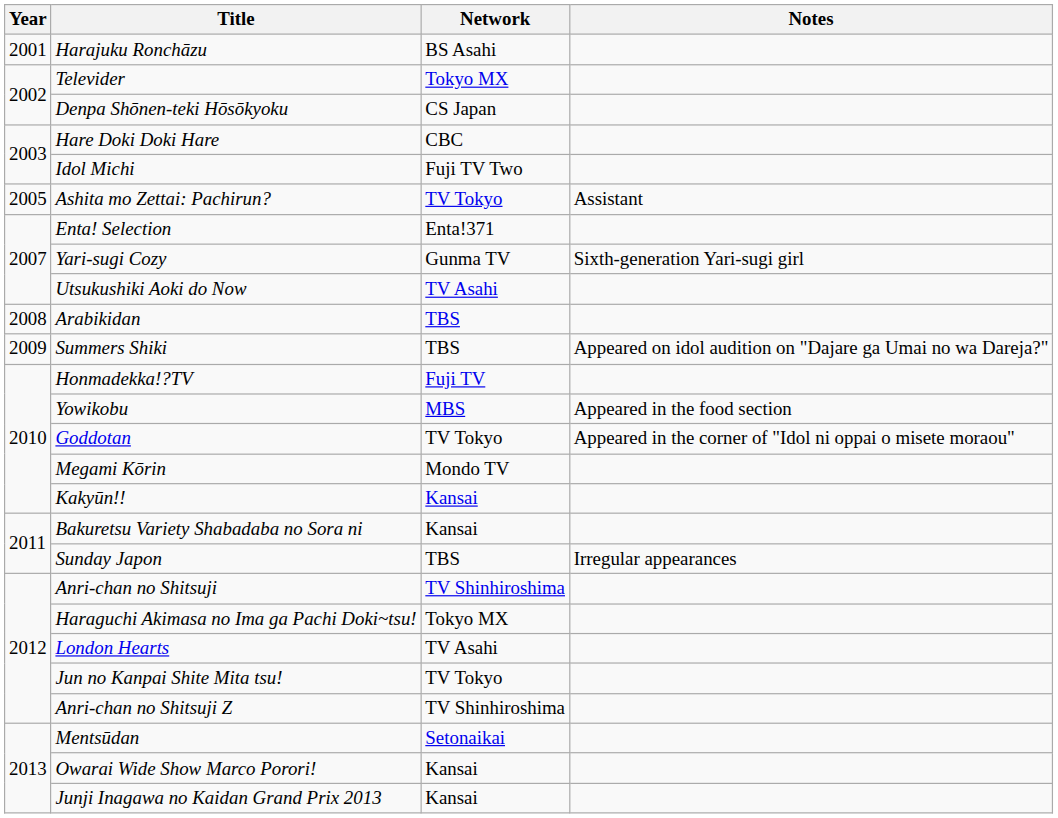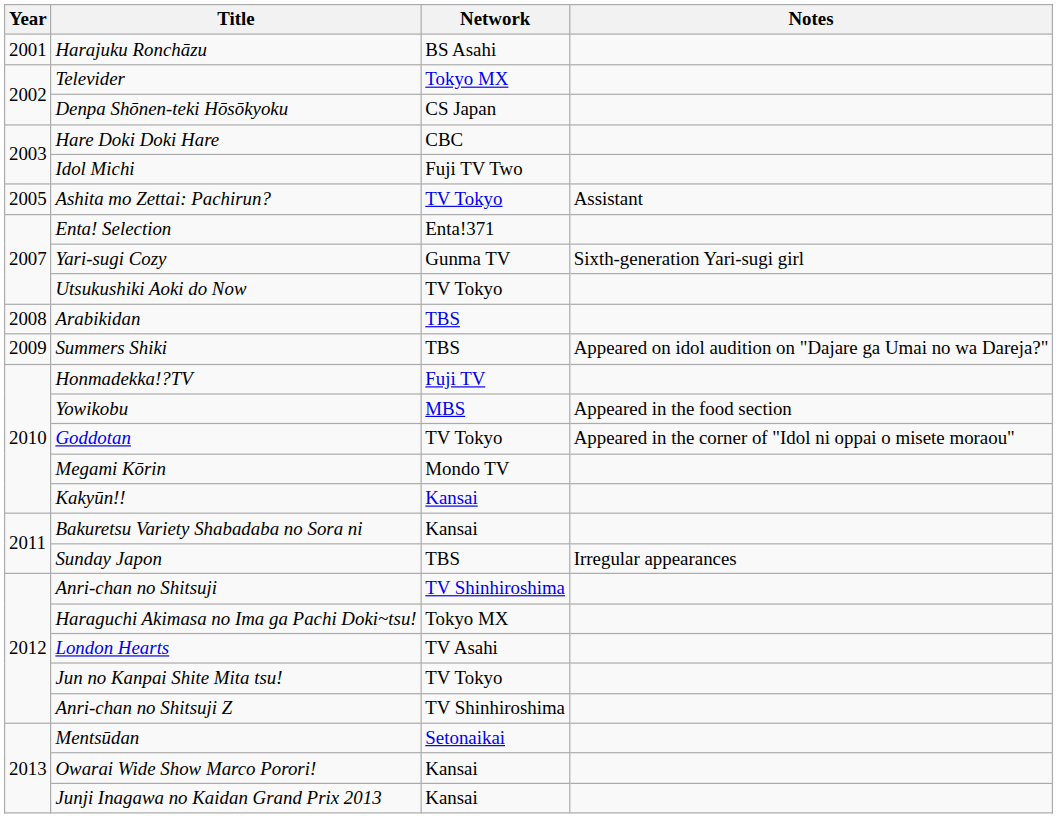(462, 288) TV Asahi -> (464, 288) TV Tokyo
